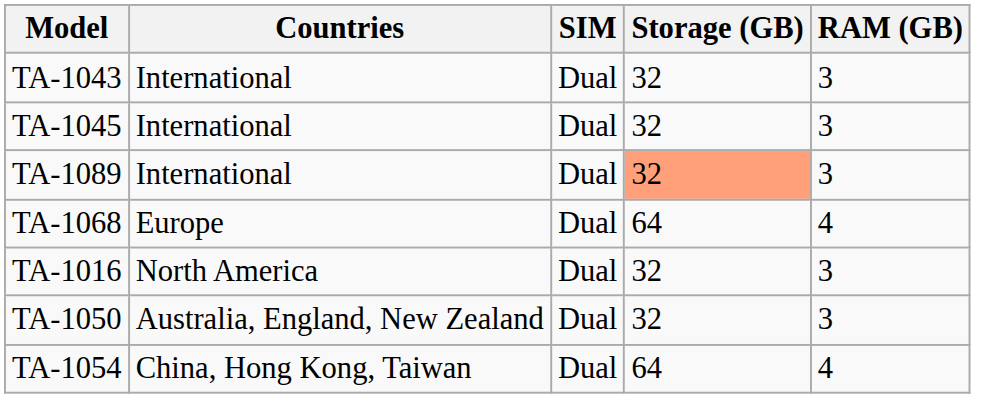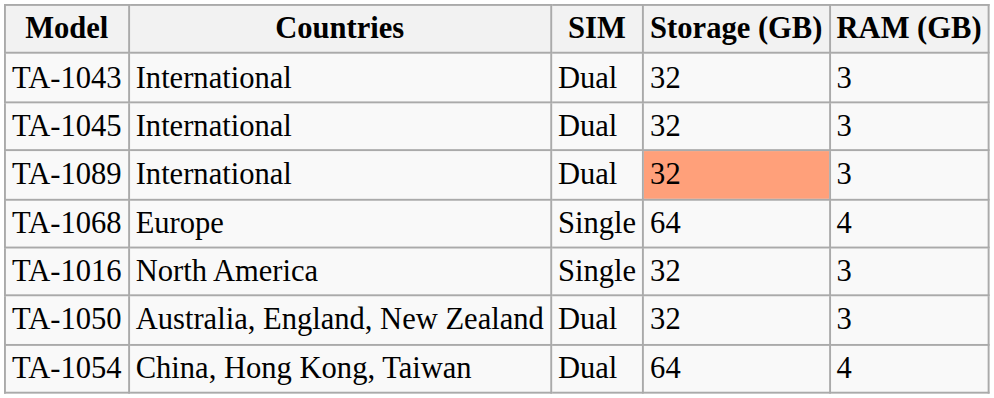(588, 222) Dual -> (597, 222) Single
(588, 271) Dual -> (597, 271) Single
